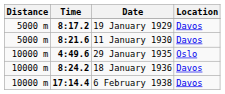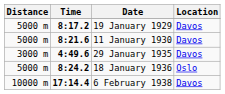(30, 54) 10000 m -> (33, 54) 3000 m
(187, 54) Oslo -> (189, 54) Davos
(30, 68) 10000 m -> (33, 68) 5000 m
(189, 68) Davos -> (187, 68) Oslo
